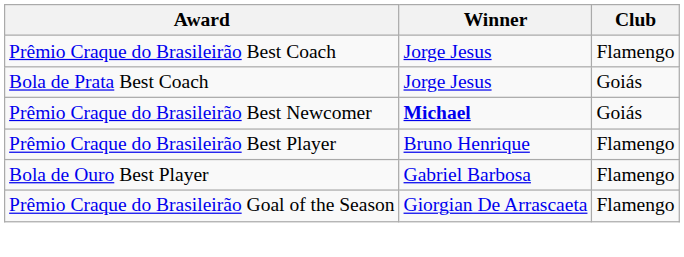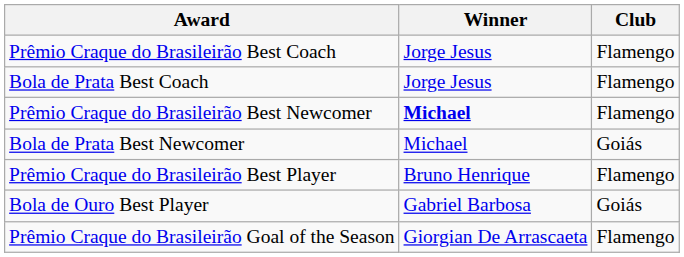(619, 81) Goiás -> (636, 81) Flamengo
(619, 112) Goiás -> (636, 112) Flamengo
+ row: (127, 143)
(636, 174) Flamengo -> (619, 205) Goiás
